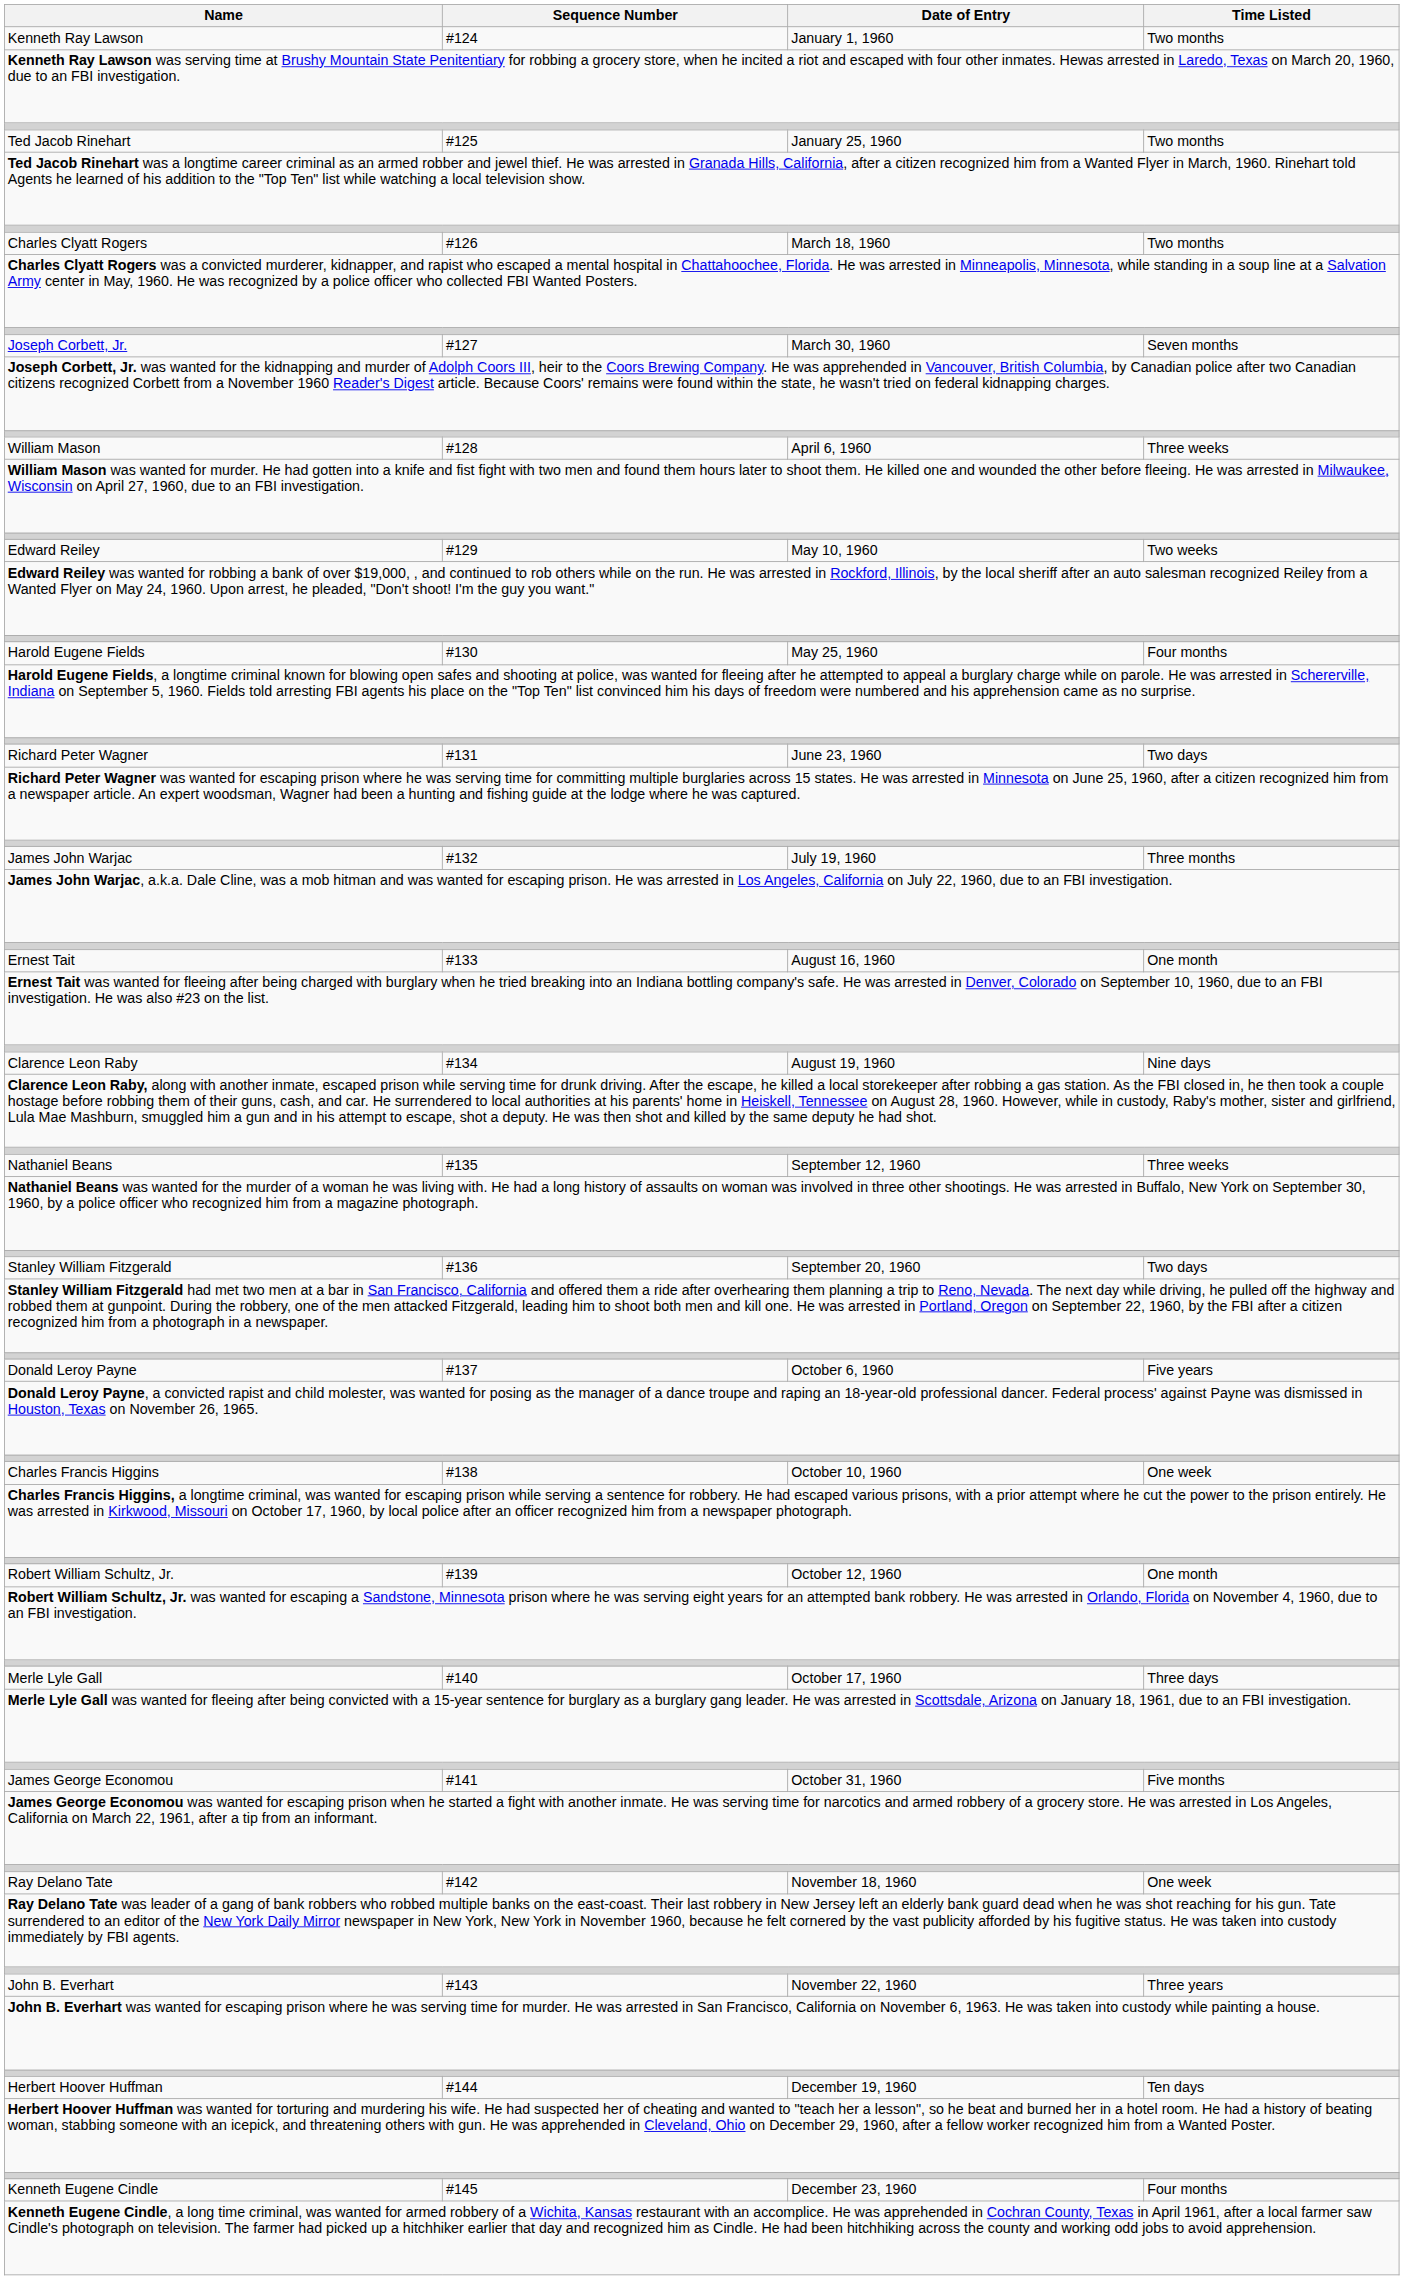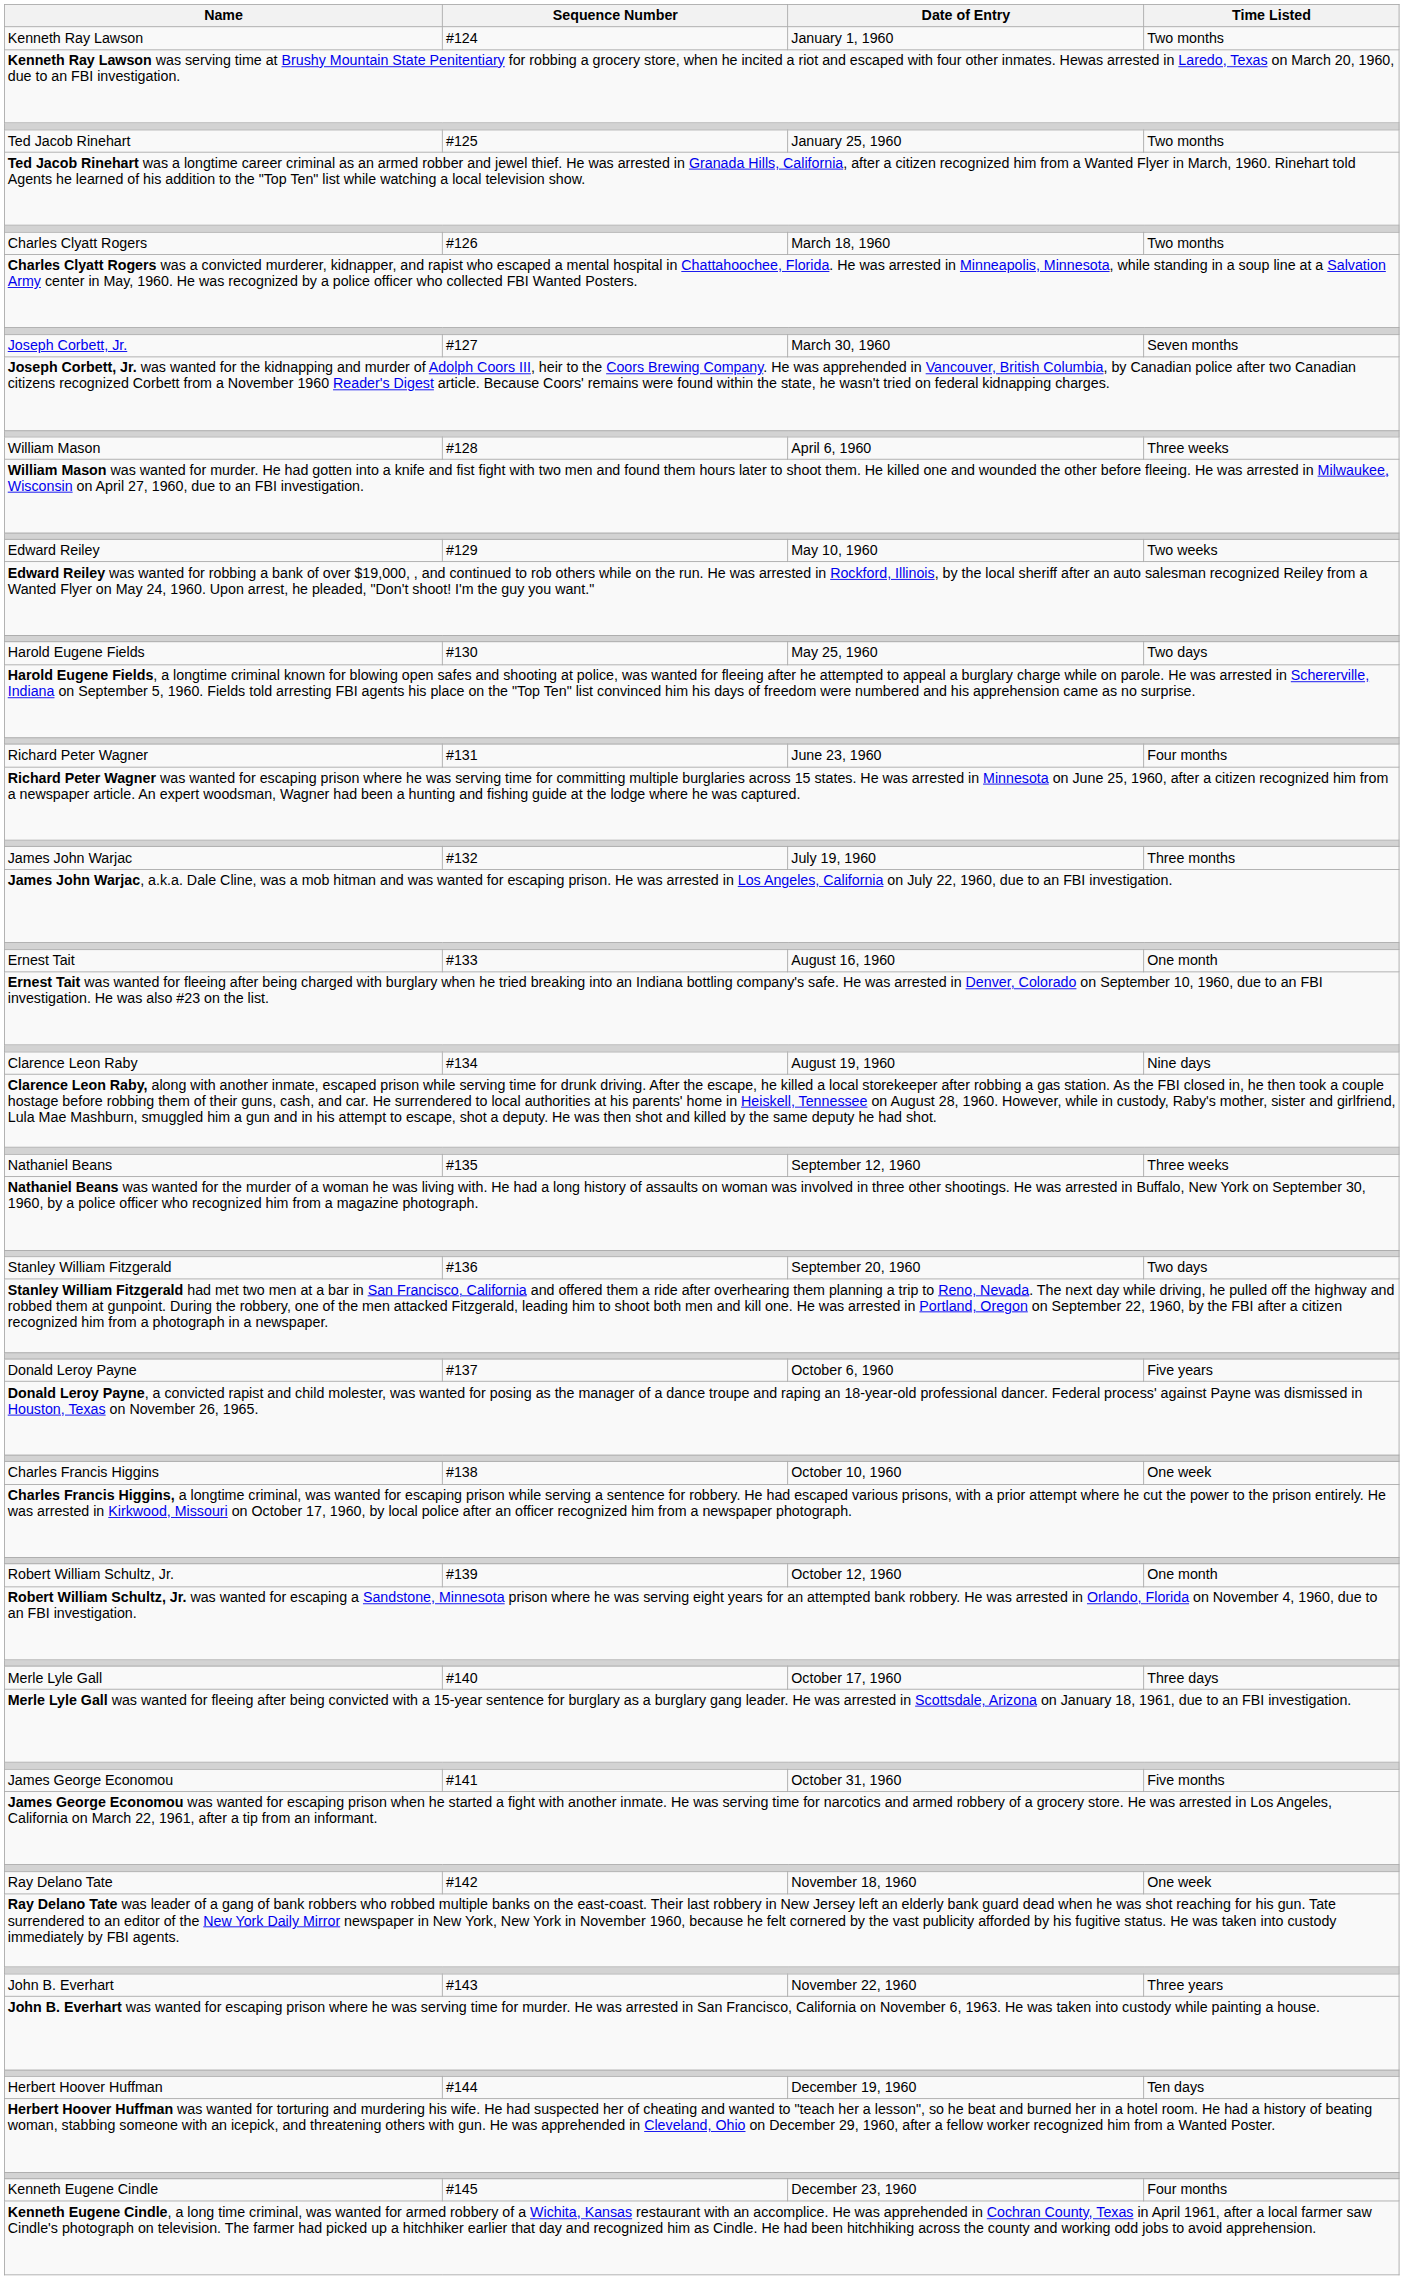(1187, 653) Four months -> (1177, 653) Two days
(1177, 755) Two days -> (1187, 755) Four months
